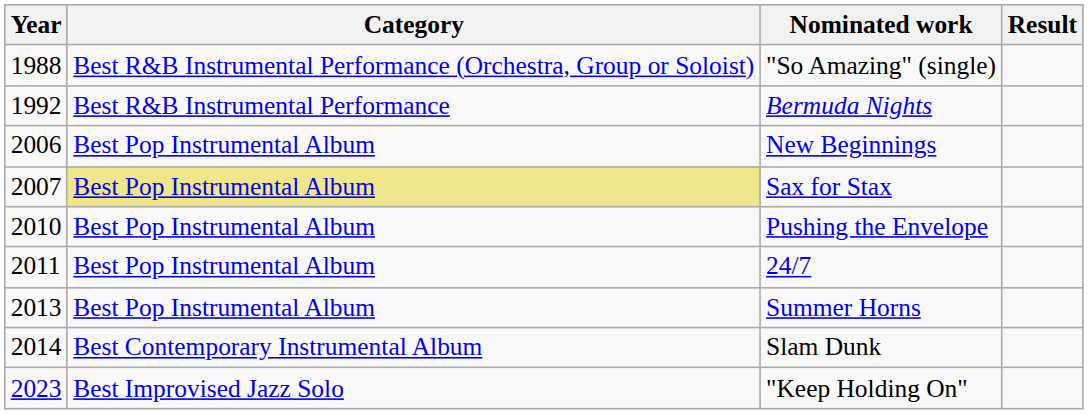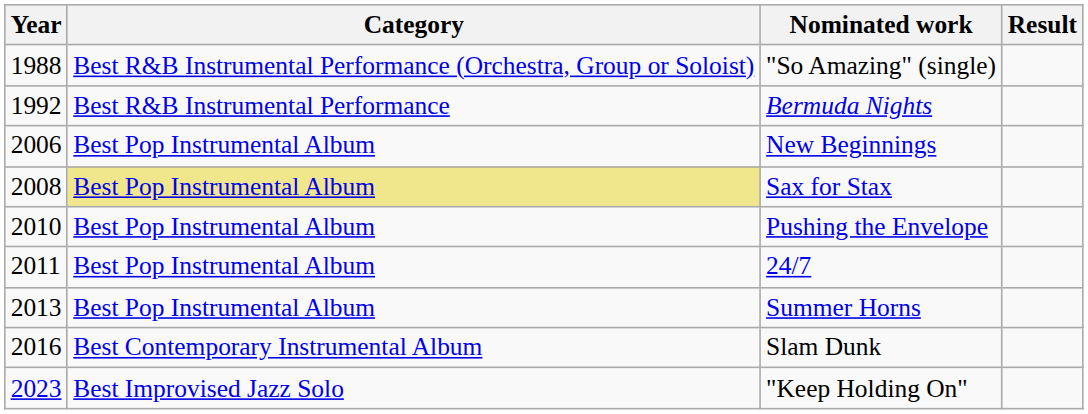(36, 186) 2007 -> (36, 186) 2008
(36, 347) 2014 -> (36, 347) 2016
